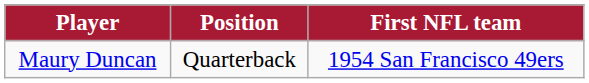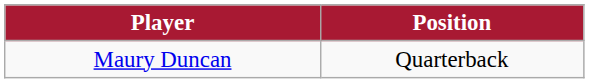- column: (446, 22)
